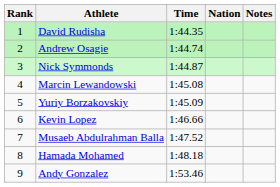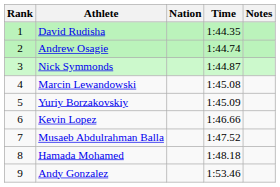columns swapped: (224, 13) <-> (186, 13)
